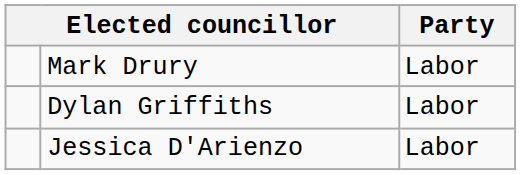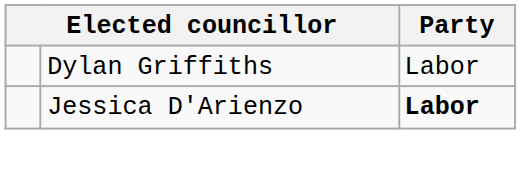- row: (122, 66)
(442, 148) normal -> (442, 107) bold
